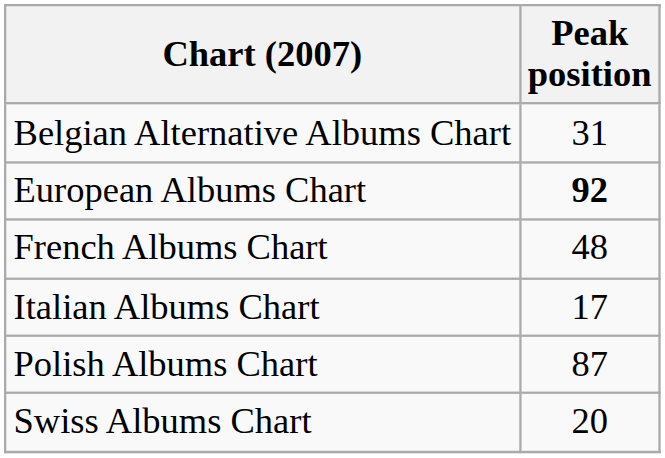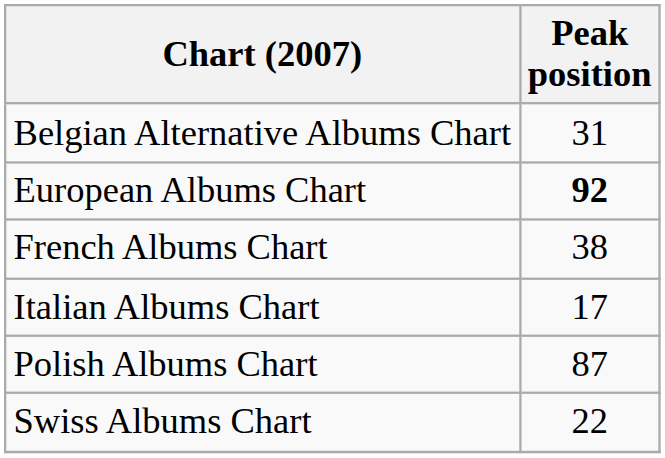(590, 248) 48 -> (590, 248) 38
(590, 421) 20 -> (590, 421) 22
